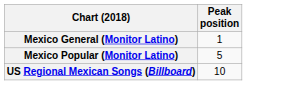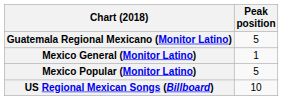+ row: (119, 39)
